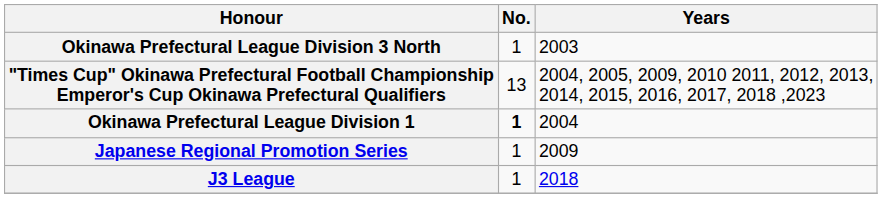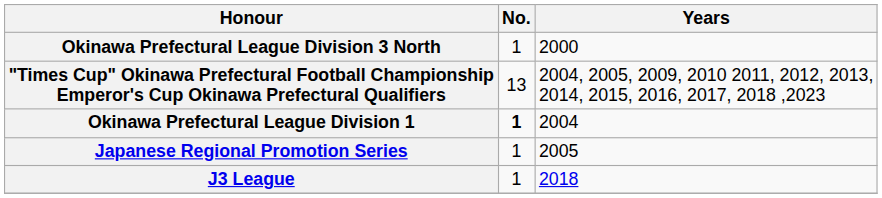(559, 46) 2003 -> (559, 46) 2000
(559, 151) 2009 -> (559, 151) 2005
